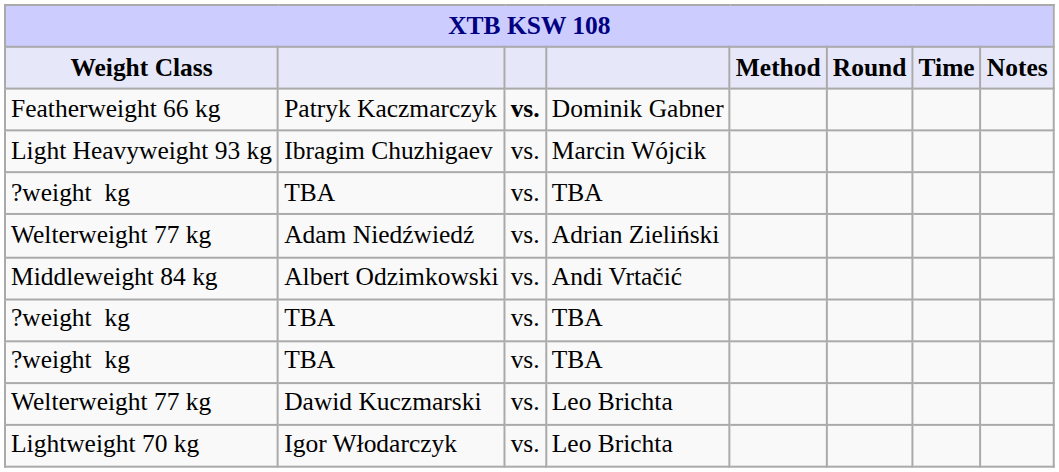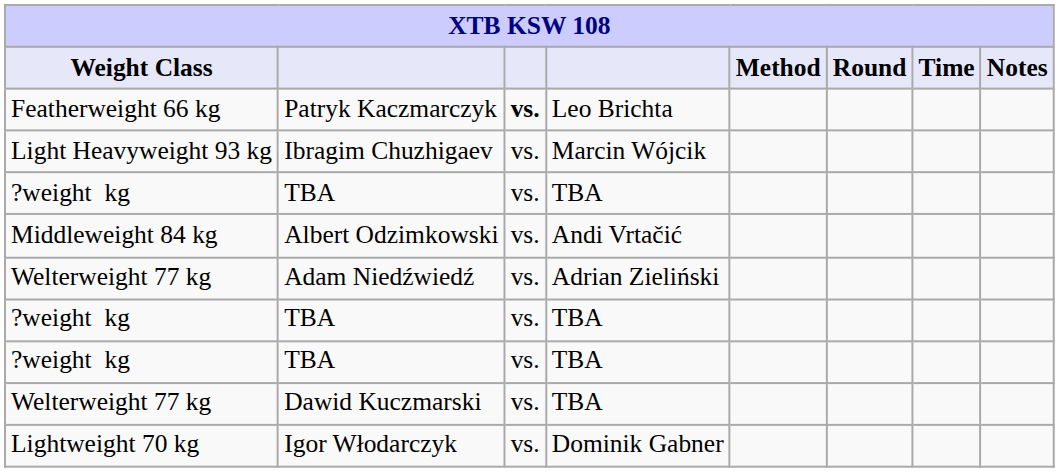(638, 109) Dominik Gabner -> (612, 109) Leo Brichta
rows swapped: (111, 235) <-> (114, 277)
(612, 403) Leo Brichta -> (577, 403) TBA
(612, 445) Leo Brichta -> (638, 445) Dominik Gabner
